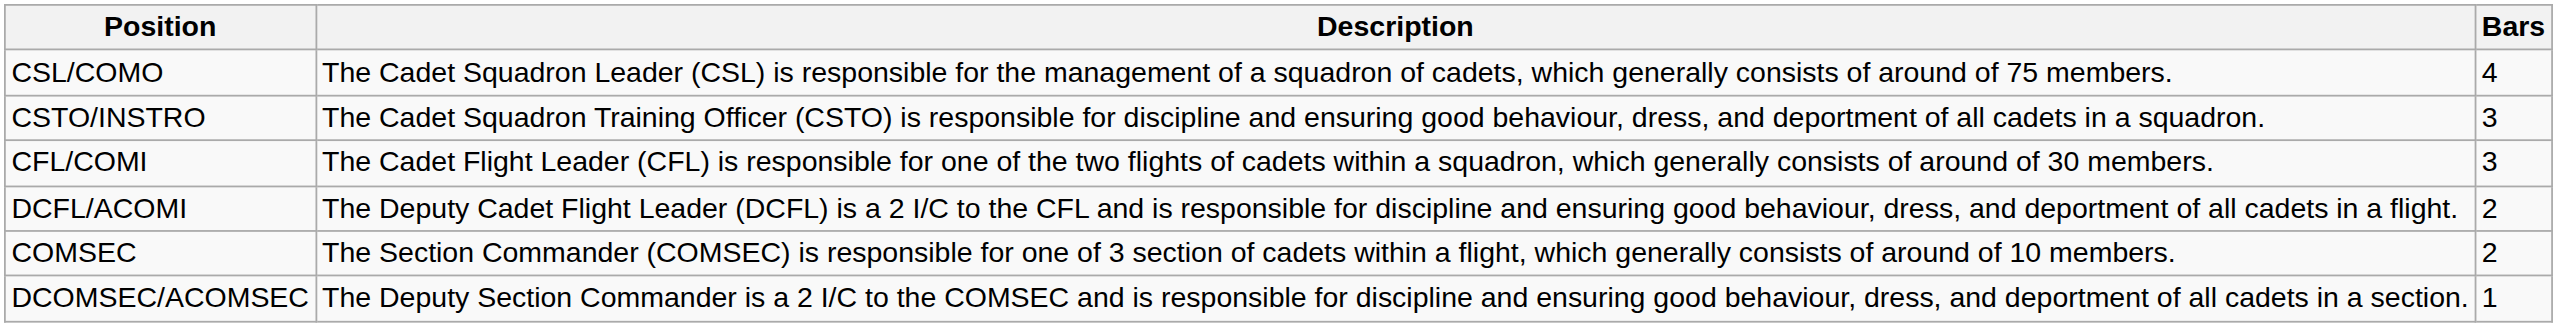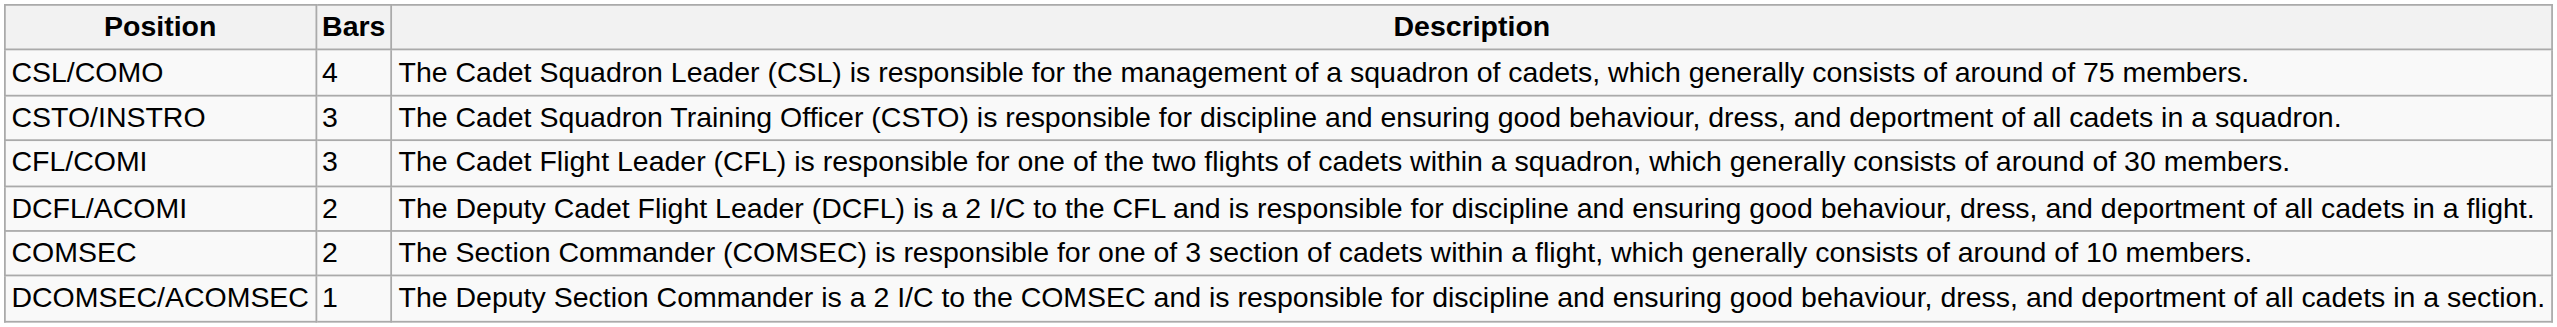columns swapped: (1395, 27) <-> (2514, 27)
